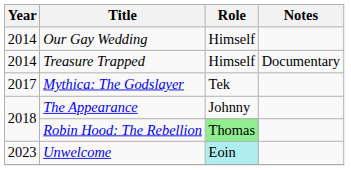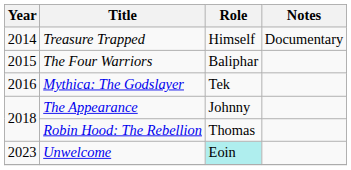- row: (95, 38)
+ row: (98, 61)
(22, 84) 2017 -> (22, 84) 2016
(232, 130) lightgreen background -> (232, 130) no background
